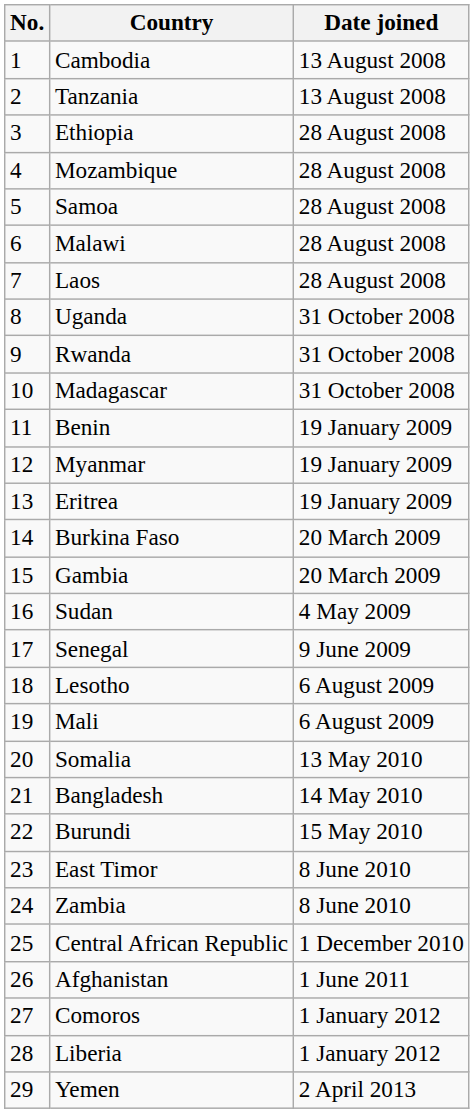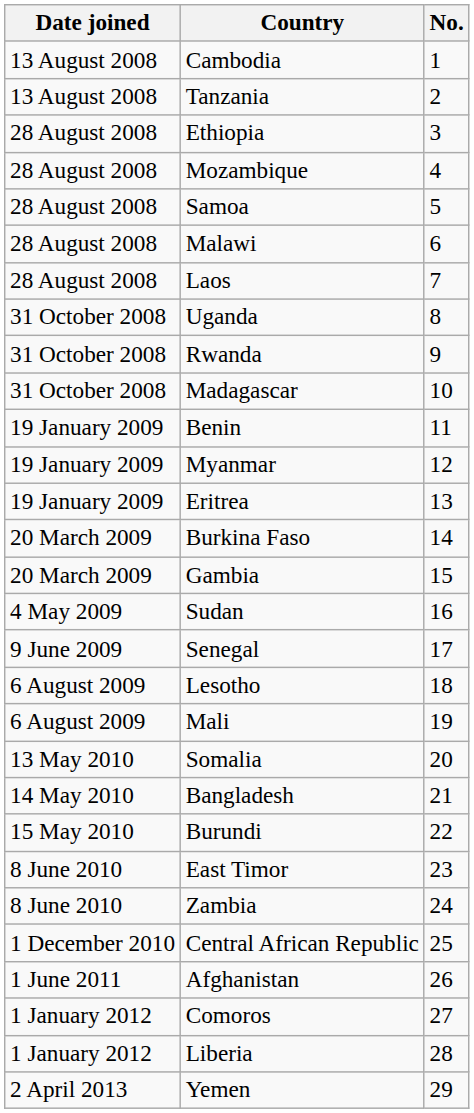columns swapped: (27, 22) <-> (381, 22)
